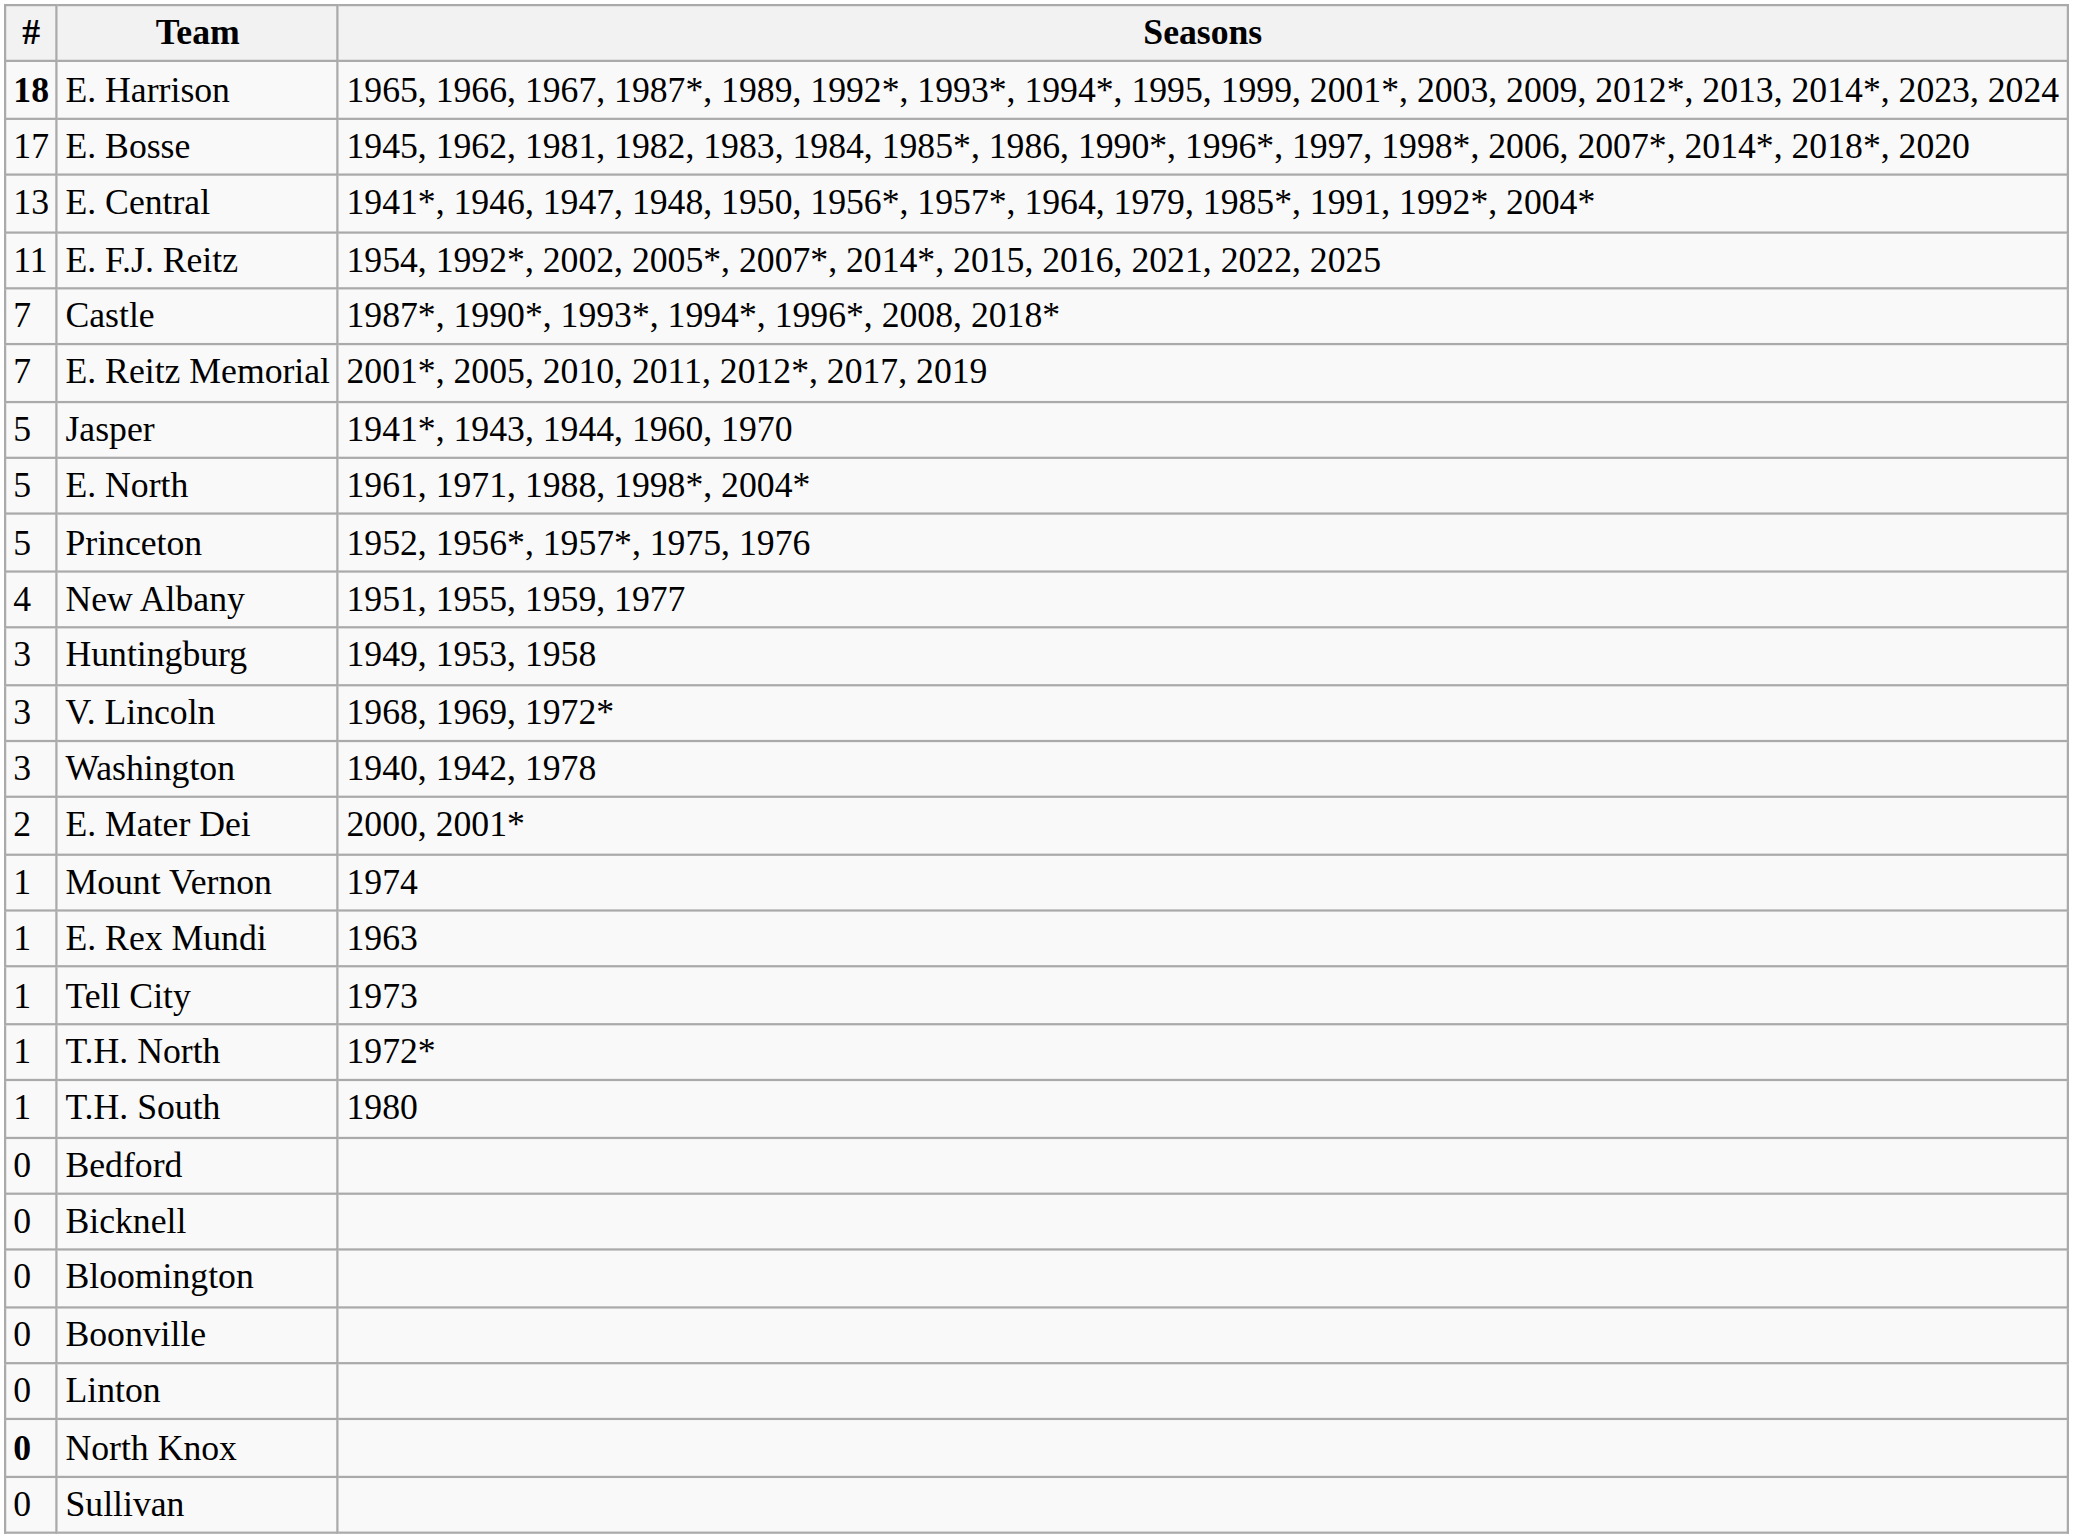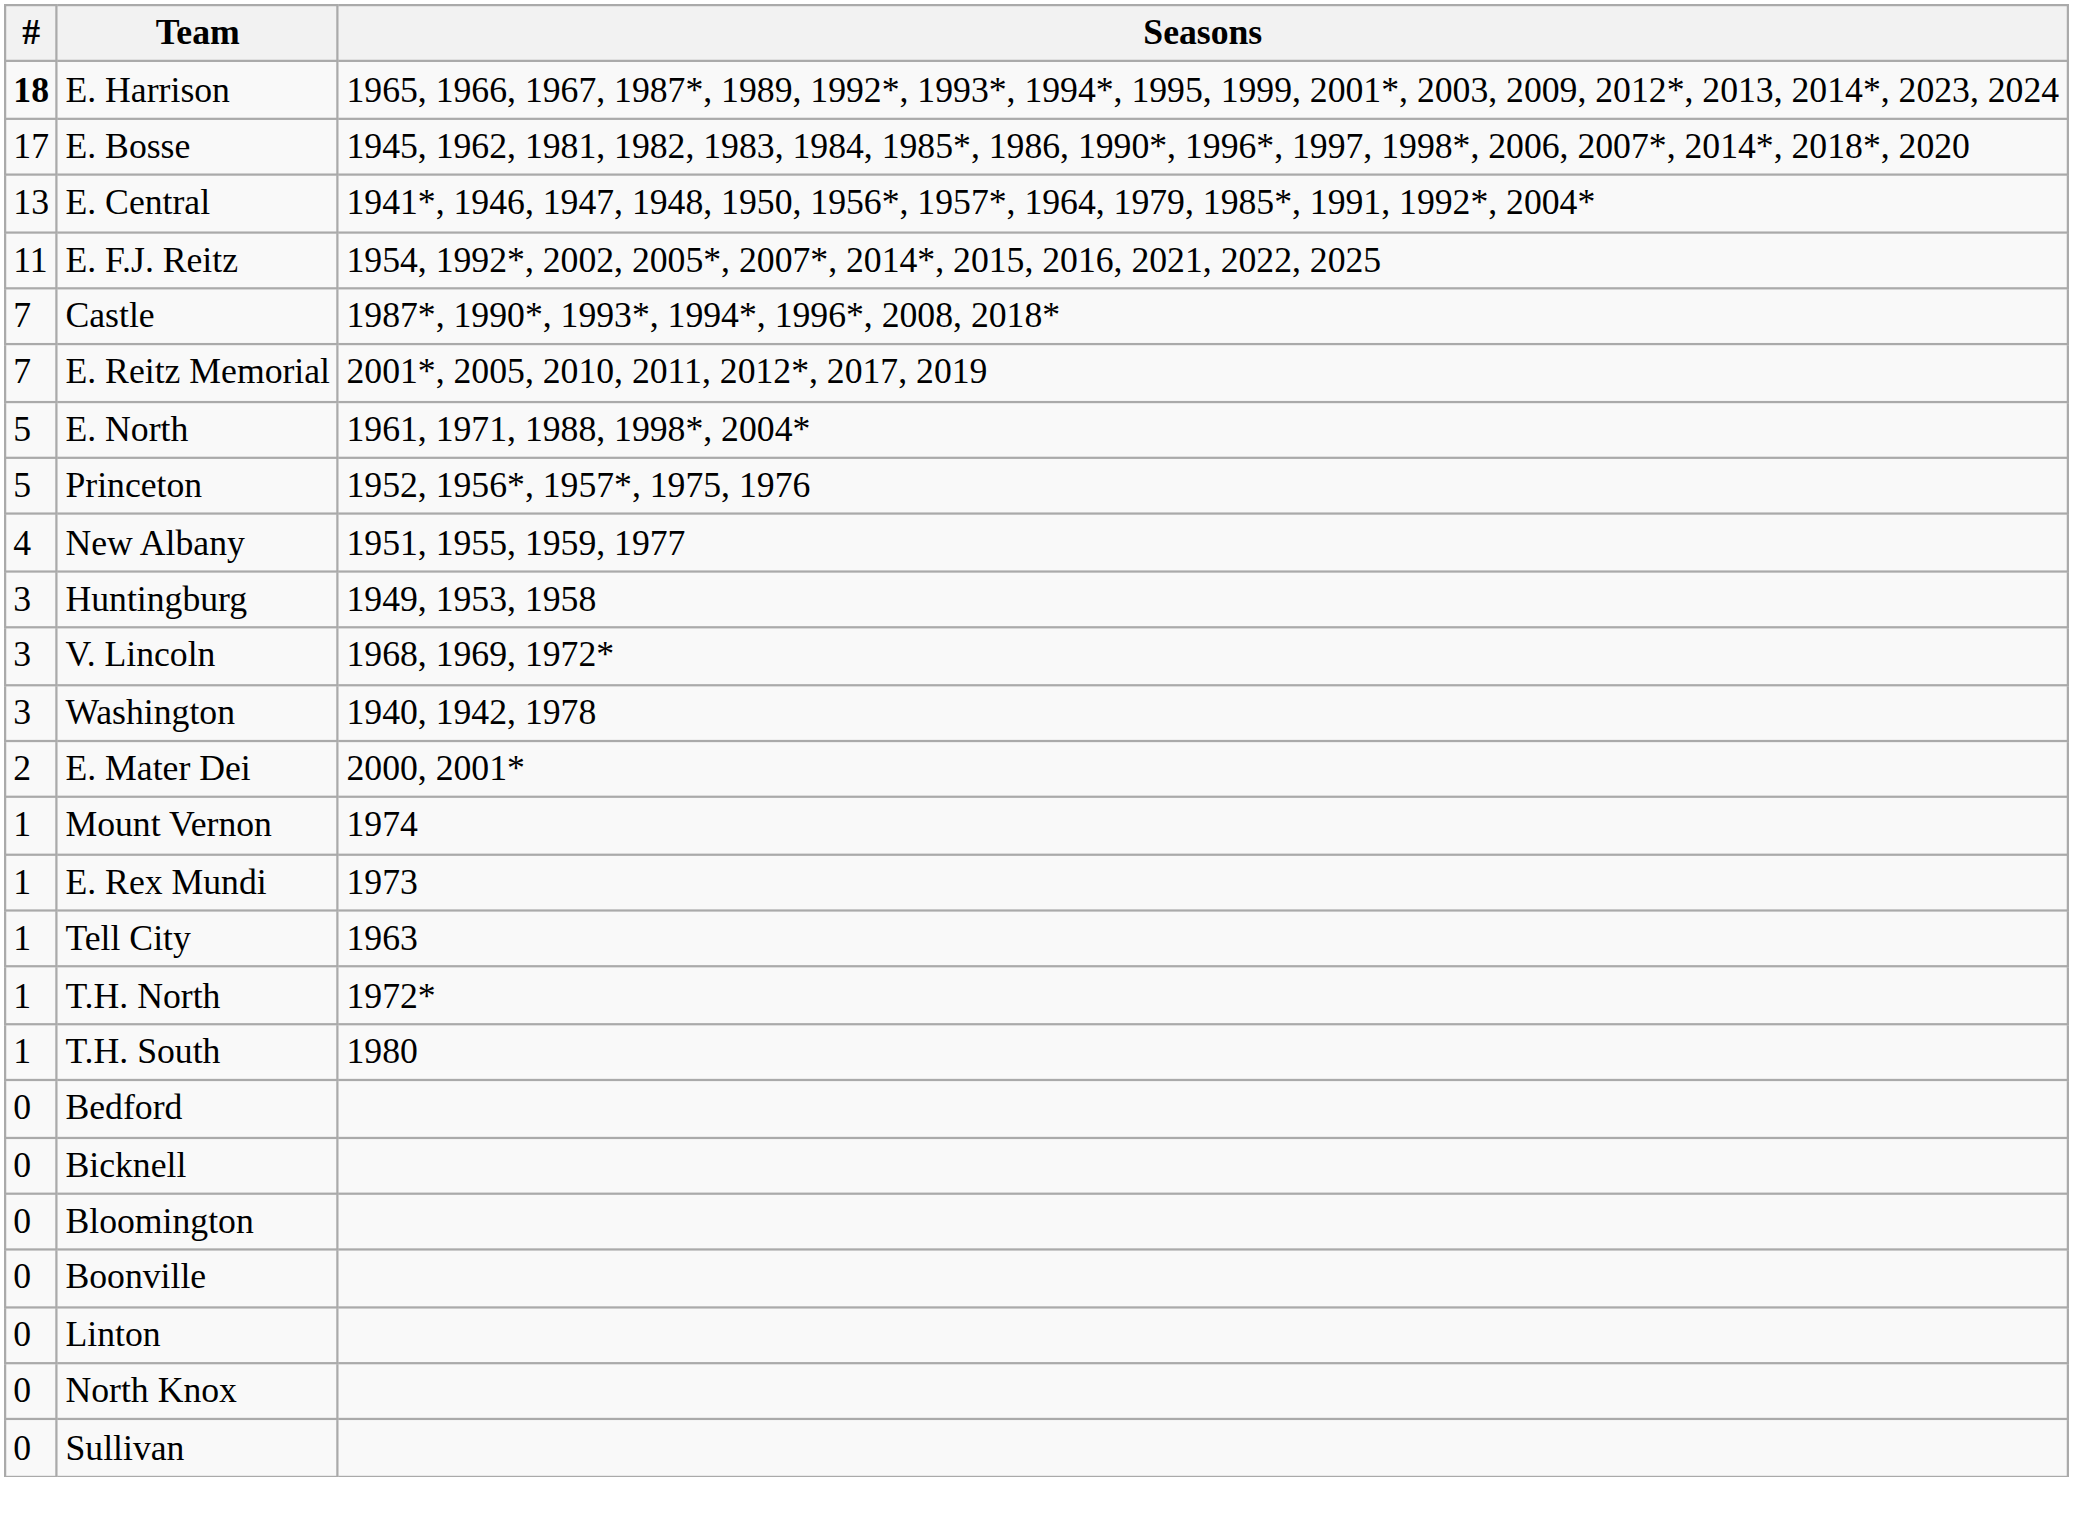- row: (110, 428)
(382, 938) 1963 -> (382, 881) 1973
(382, 994) 1973 -> (382, 938) 1963
(22, 1447) bold -> (22, 1390) normal
